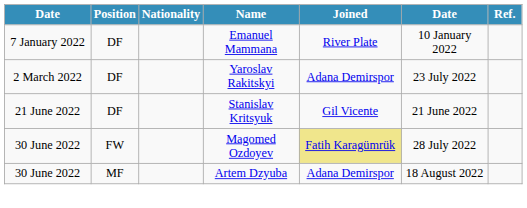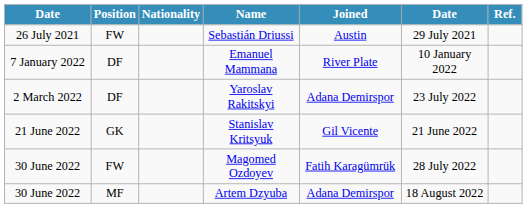+ row: (251, 35)
(115, 111) DF -> (115, 131) GK
(350, 146) khaki background -> (350, 166) no background
